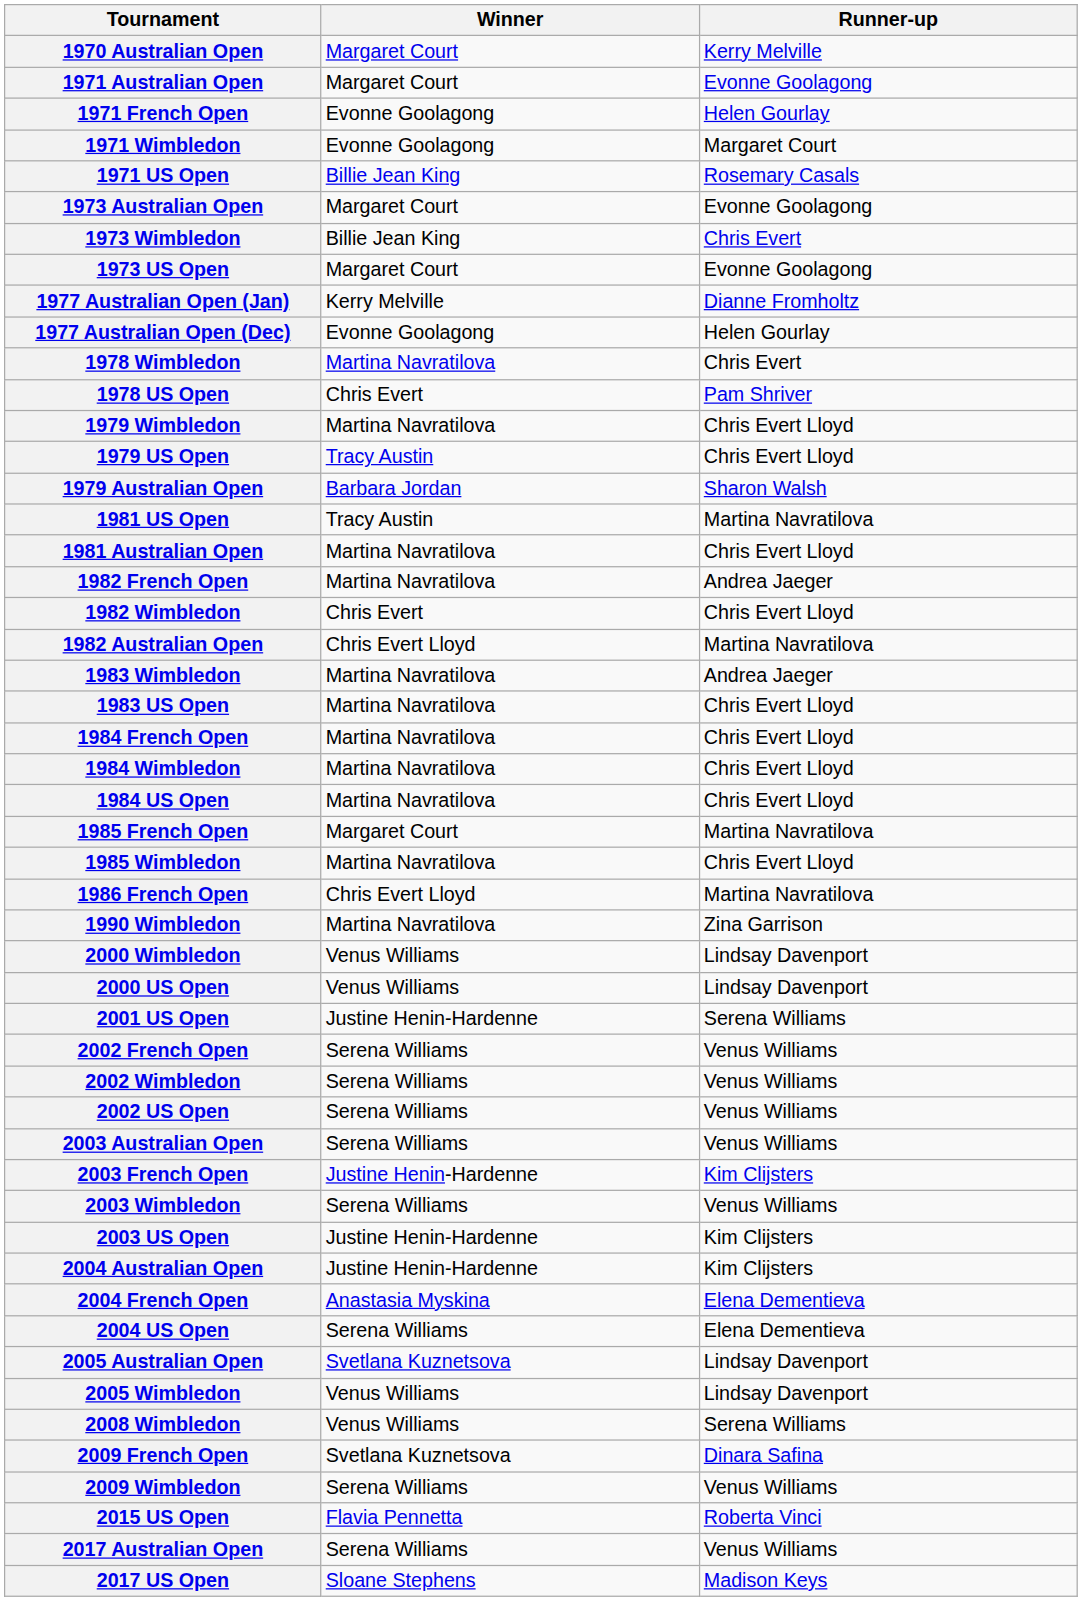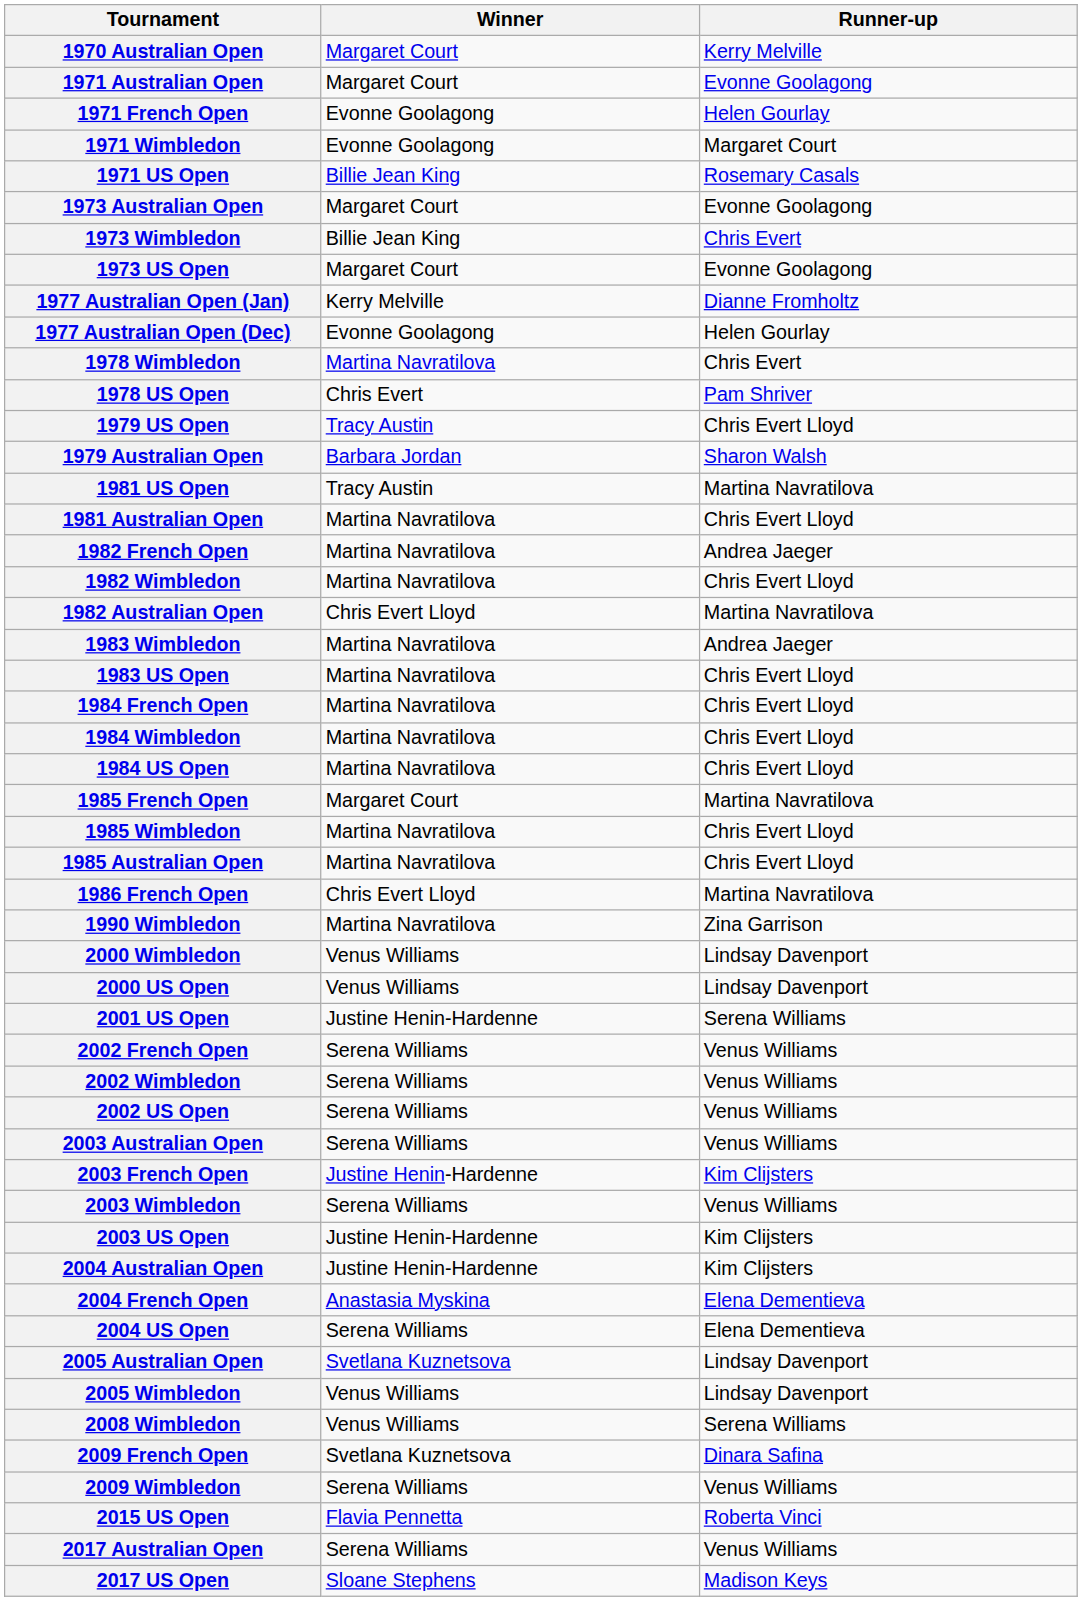- row: (163, 425)
(374, 613) Chris Evert -> (410, 581) Martina Navratilova
+ row: (163, 862)
